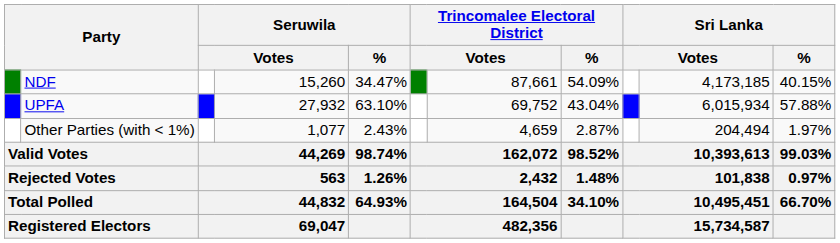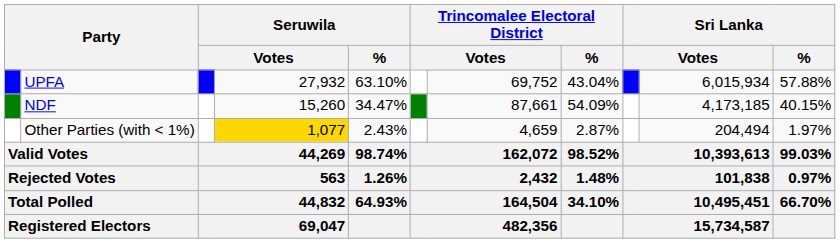rows swapped: (44, 105) <-> (40, 81)
(326, 130) no background -> (326, 130) gold background
